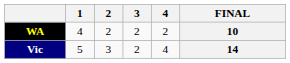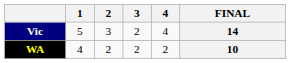rows swapped: (35, 49) <-> (35, 31)
